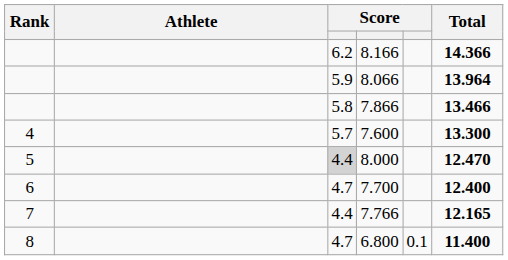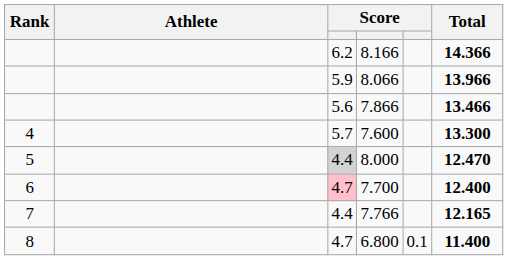(467, 79) 13.964 -> (467, 79) 13.966
(342, 106) 5.8 -> (342, 106) 5.6
(342, 187) no background -> (342, 187) pink background
